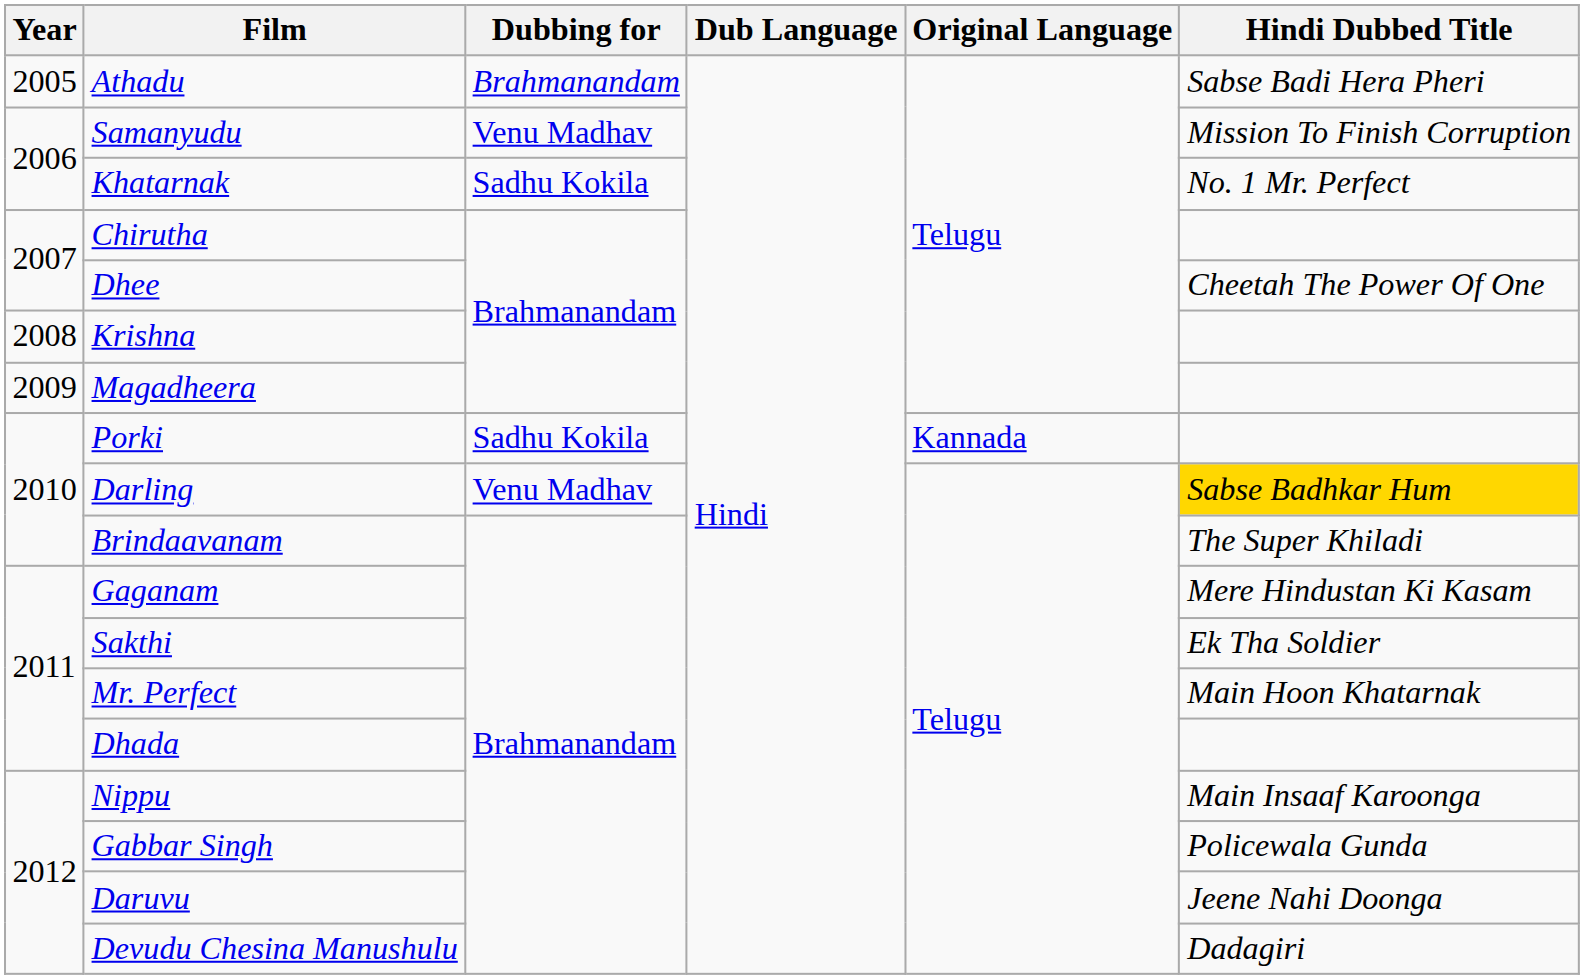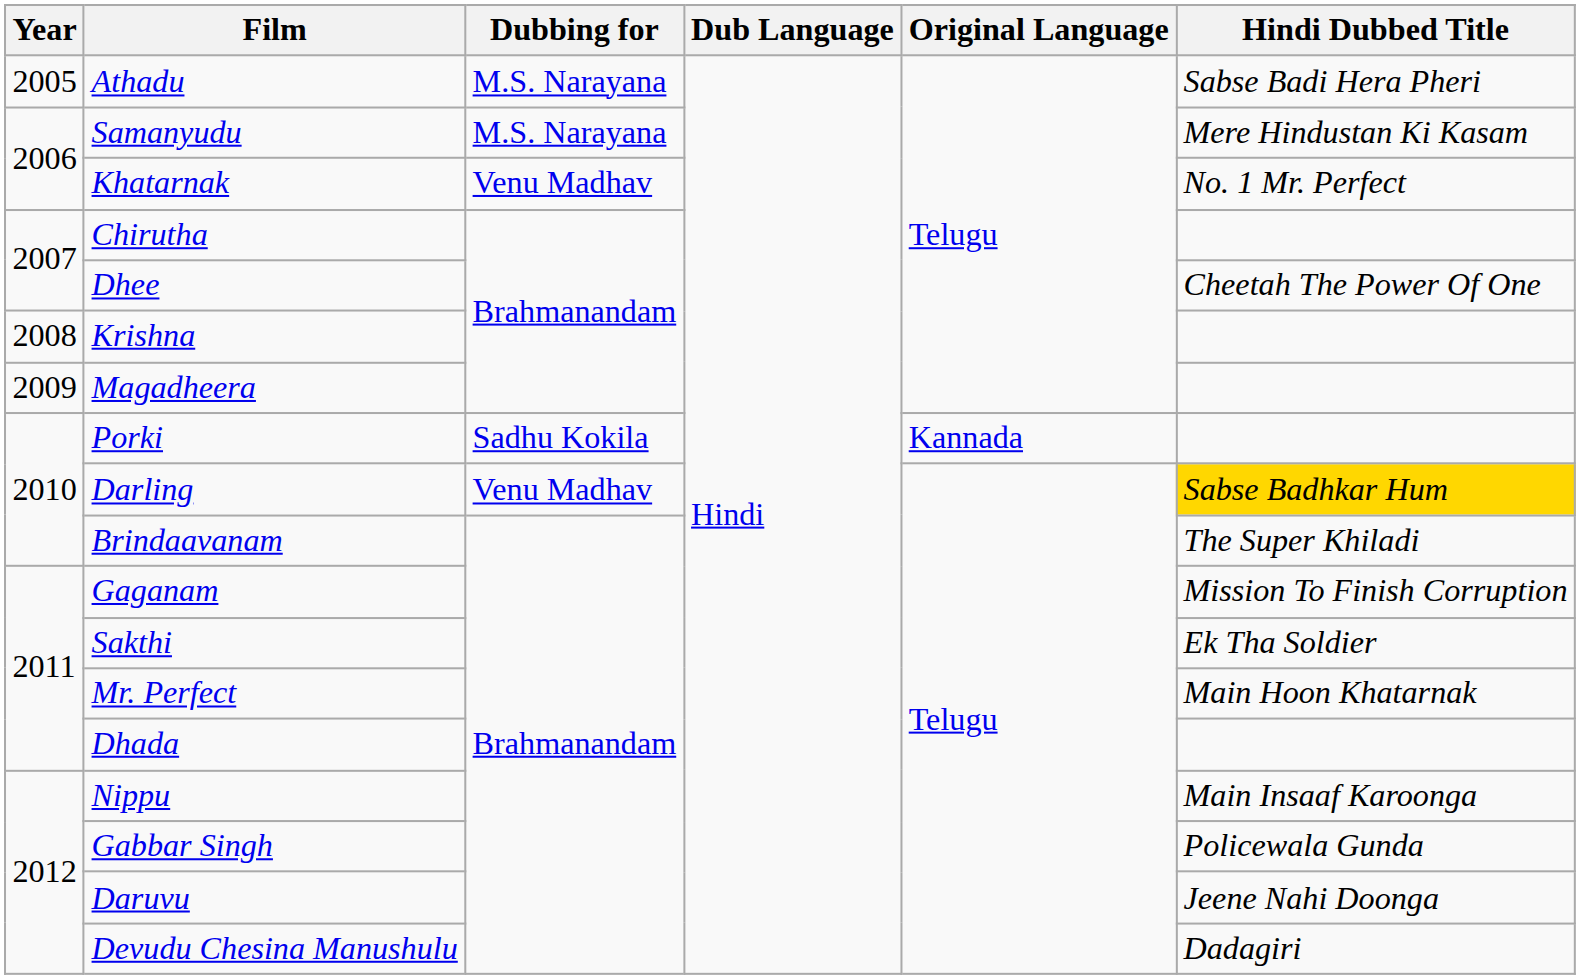(576, 81) Brahmanandam -> (570, 81) M.S. Narayana
(562, 132) Venu Madhav -> (570, 132) M.S. Narayana
(1379, 132) Mission To Finish Corruption -> (1356, 132) Mere Hindustan Ki Kasam
(561, 183) Sadhu Kokila -> (562, 183) Venu Madhav
(1359, 591) Mere Hindustan Ki Kasam -> (1376, 591) Mission To Finish Corruption
